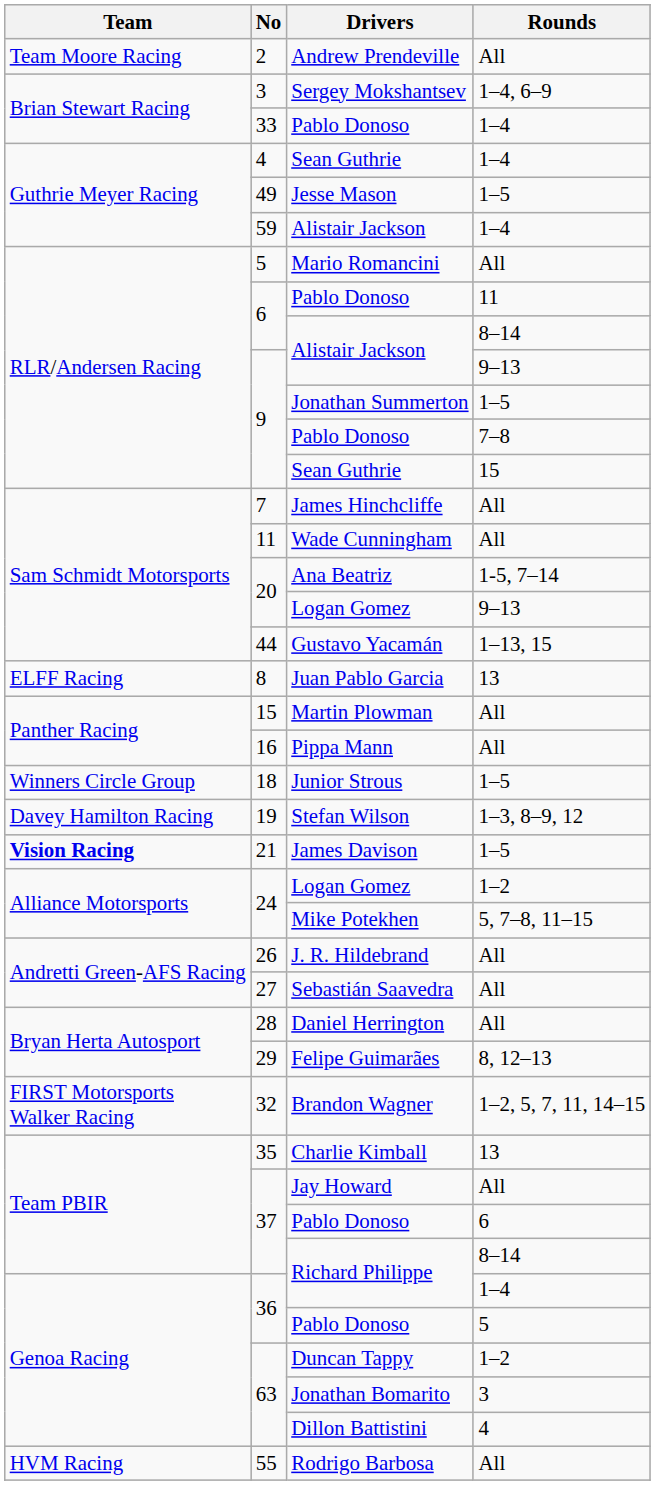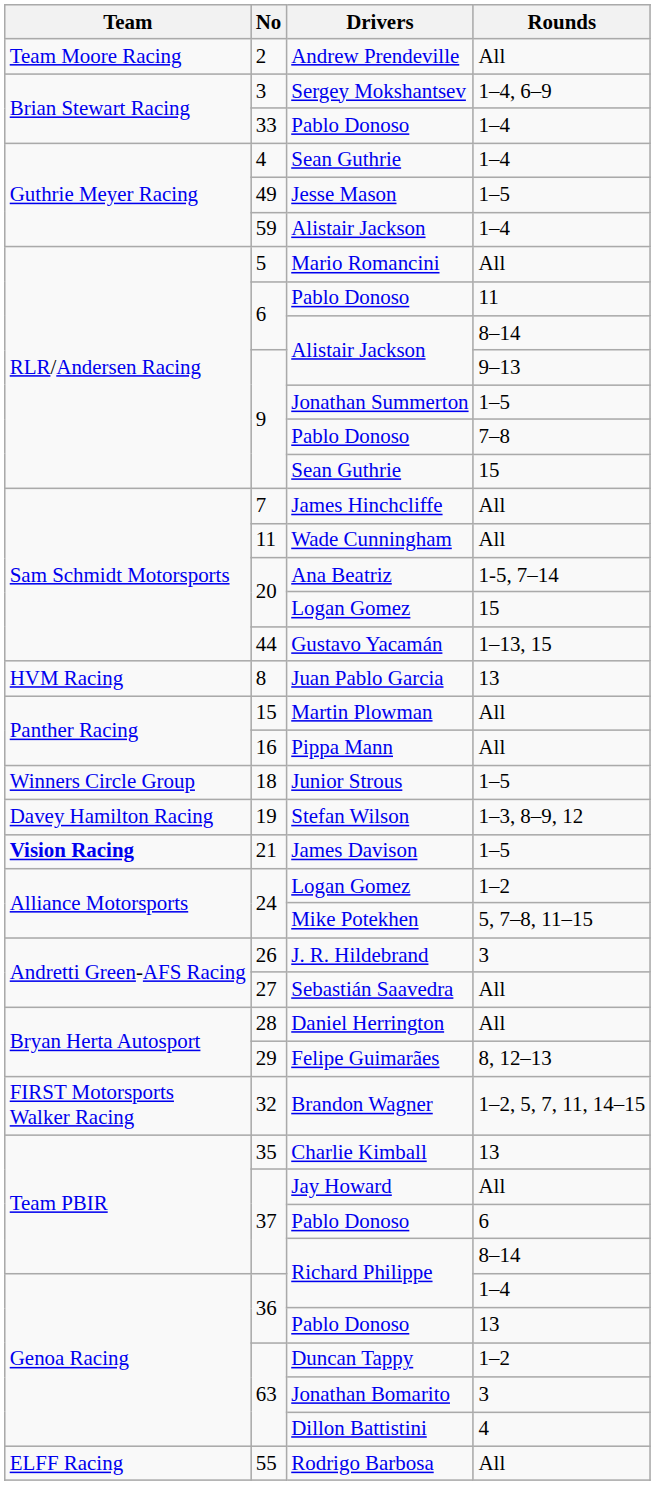(499, 608) 9–13 -> (489, 608) 15
(66, 677) ELFF Racing -> (66, 677) HVM Racing
(492, 954) All -> (484, 954) 3
(484, 1324) 5 -> (489, 1324) 13
(66, 1462) HVM Racing -> (66, 1462) ELFF Racing
